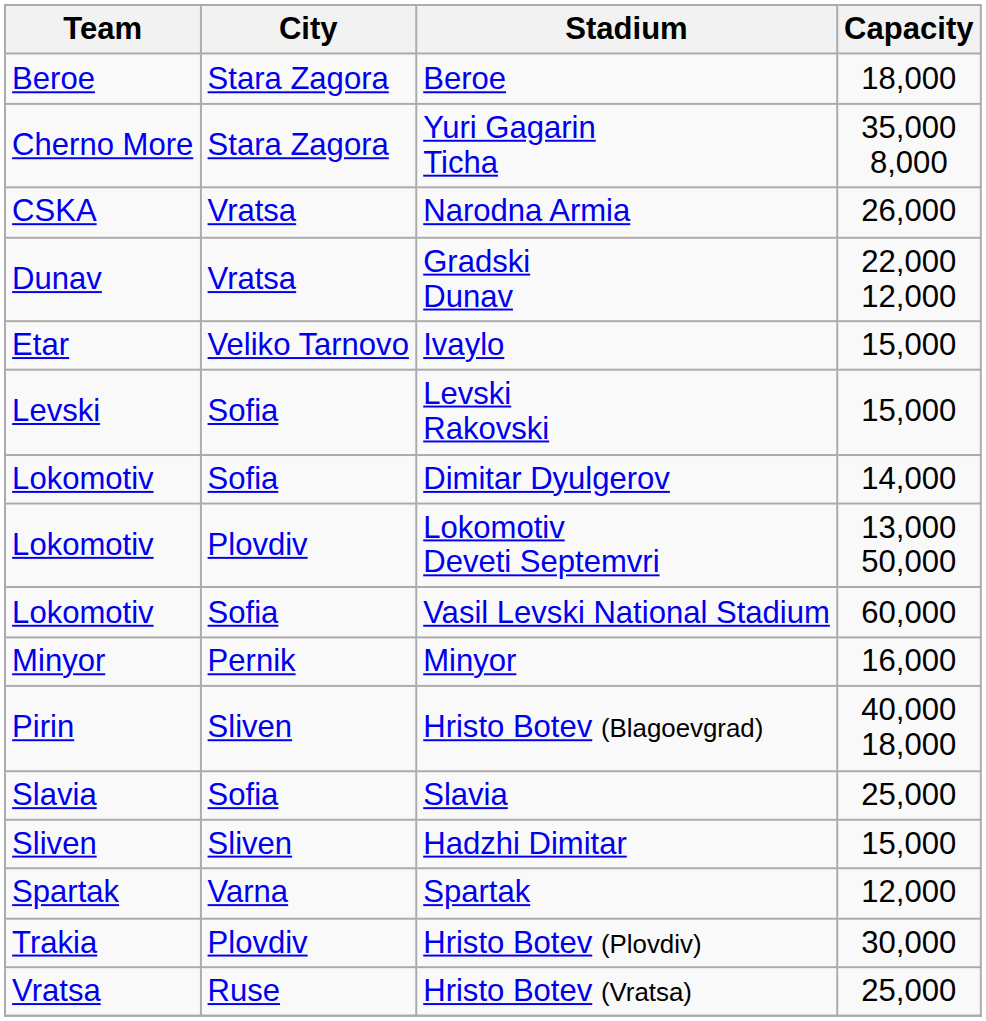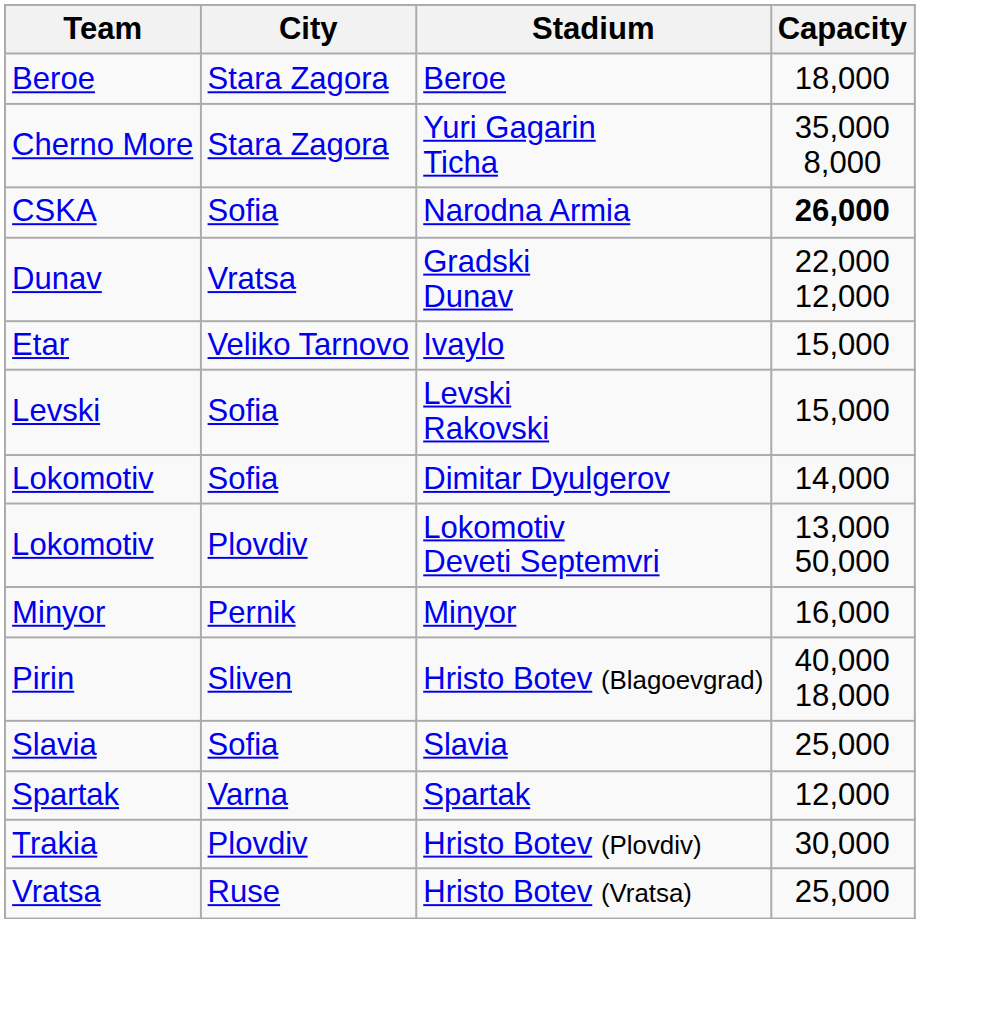(252, 211) Vratsa -> (243, 211) Sofia
(909, 211) normal -> (842, 211) bold
- row: (627, 611)
- row: (525, 843)
